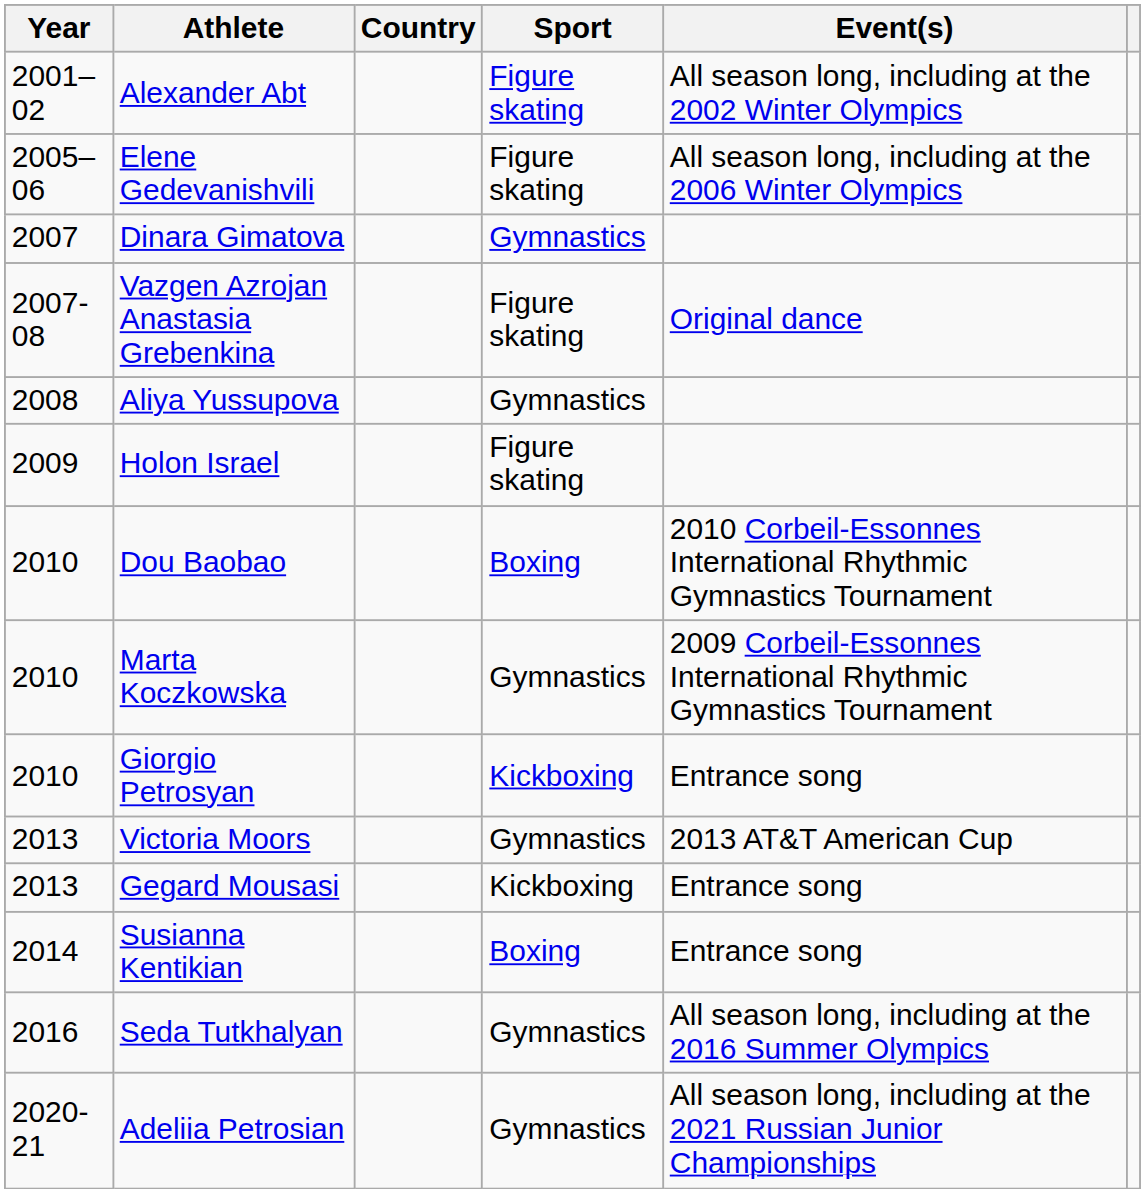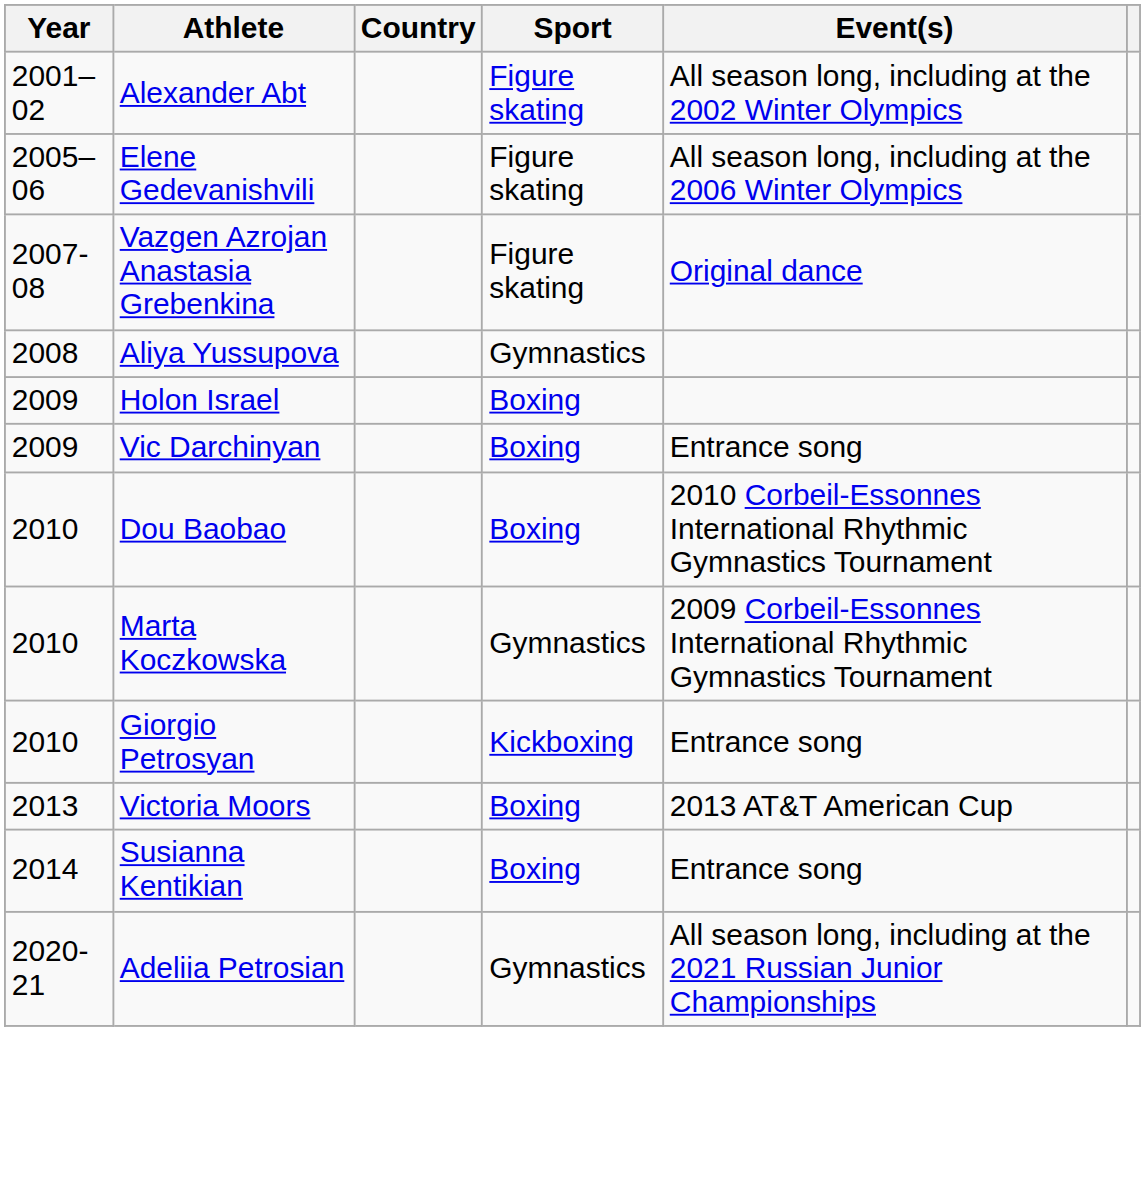- row: (232, 237)
(537, 464) Figure skating -> (535, 400) Boxing
+ row: (220, 447)
(567, 839) Gymnastics -> (535, 805) Boxing
- row: (229, 886)
- row: (231, 1032)
